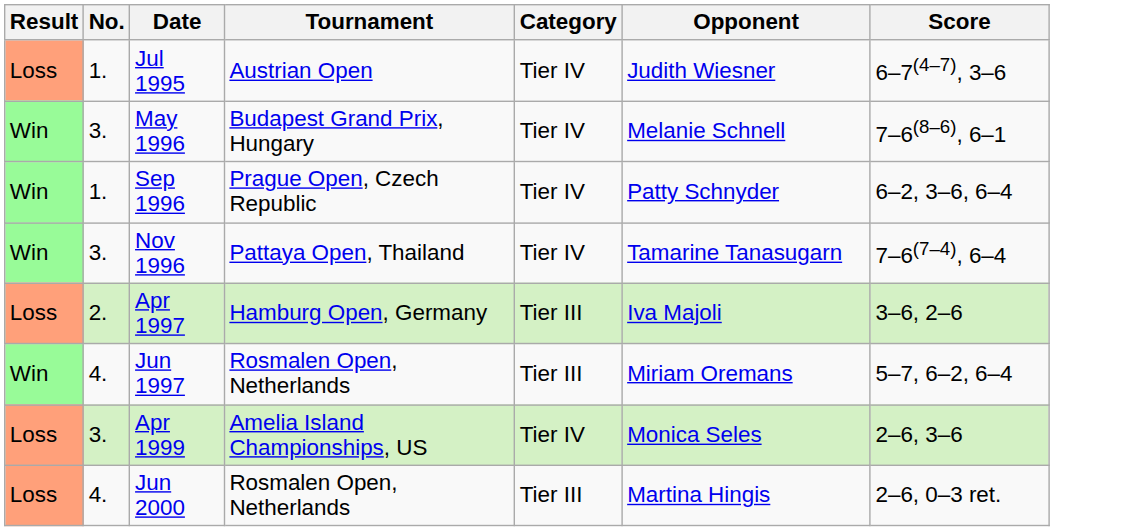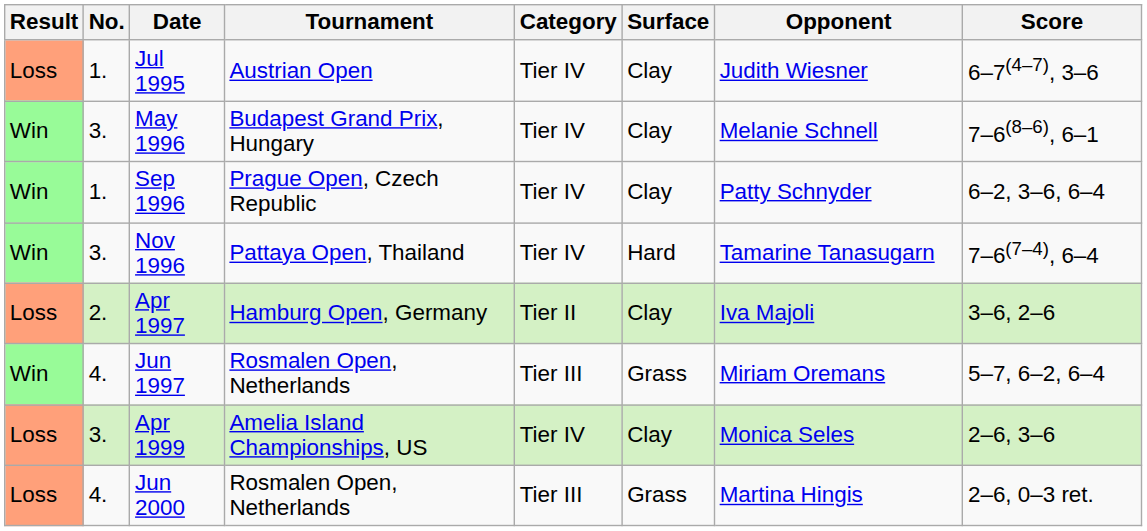+ column: (668, 22)
(551, 313) Tier III -> (548, 313) Tier II
